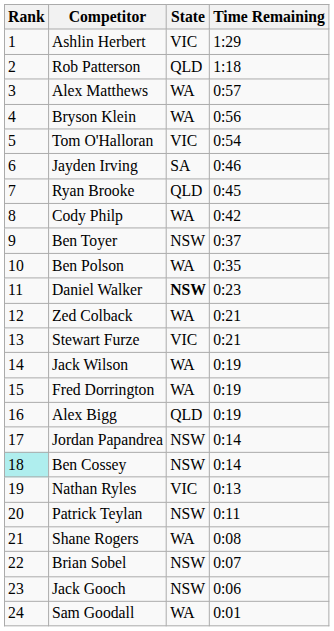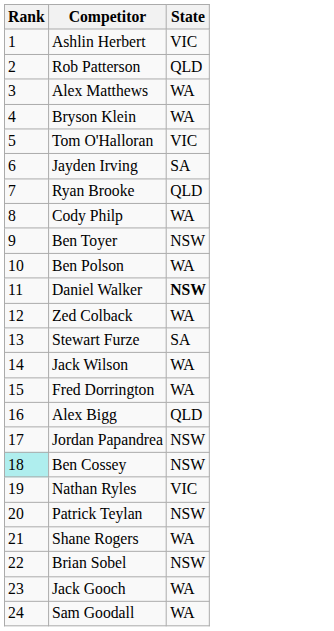- column: (269, 16)
(184, 340) VIC -> (180, 340) SA
(188, 588) NSW -> (182, 588) WA
